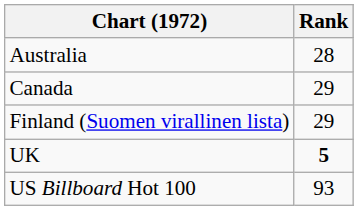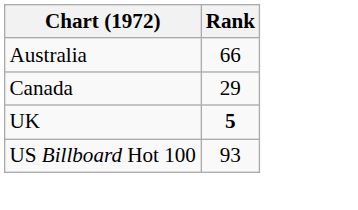(324, 54) 28 -> (230, 54) 66
- row: (149, 121)
